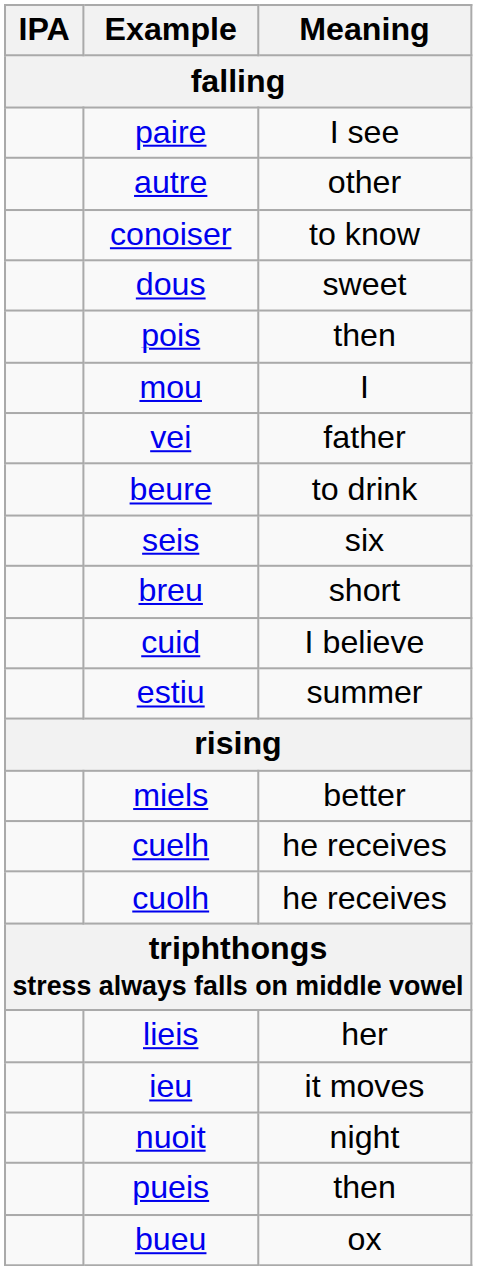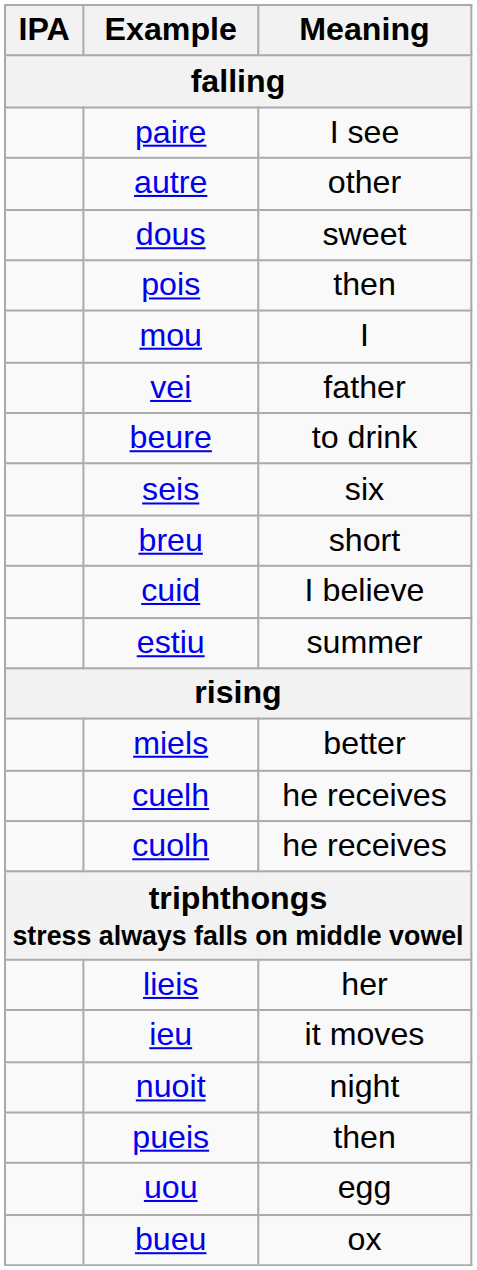- row: (171, 234)
+ row: (171, 1188)
